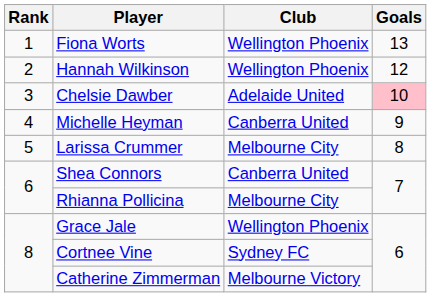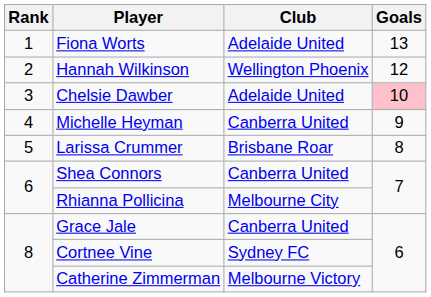(298, 43) Wellington Phoenix -> (286, 43) Adelaide United
(283, 148) Melbourne City -> (280, 148) Brisbane Roar
(298, 226) Wellington Phoenix -> (288, 226) Canberra United
